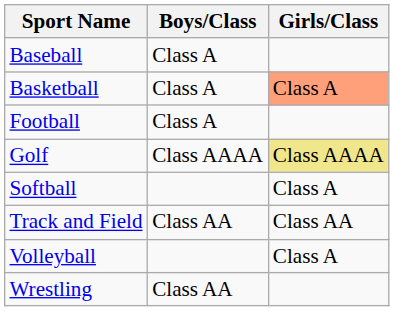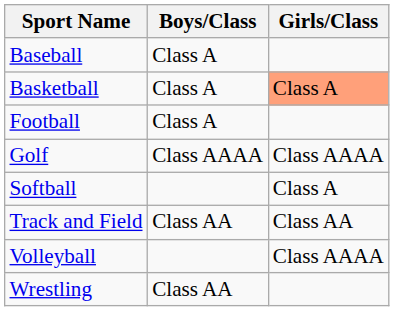(328, 155) khaki background -> (328, 155) no background
(305, 255) Class A -> (328, 255) Class AAAA
